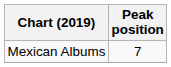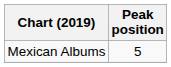(138, 51) 7 -> (138, 51) 5
